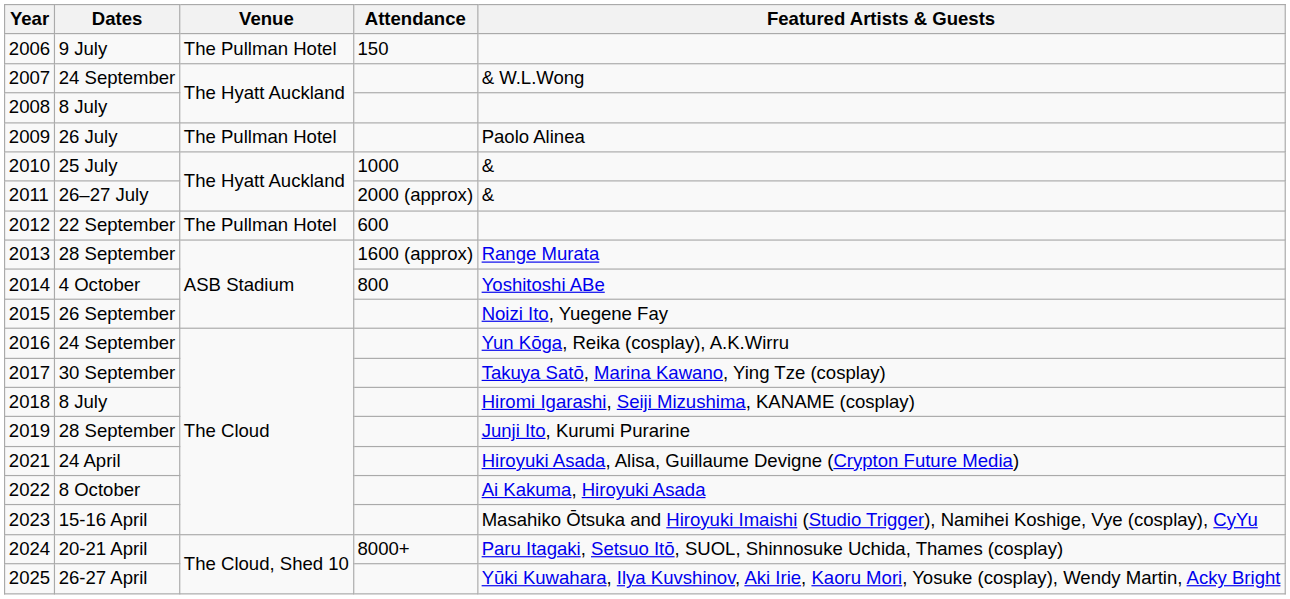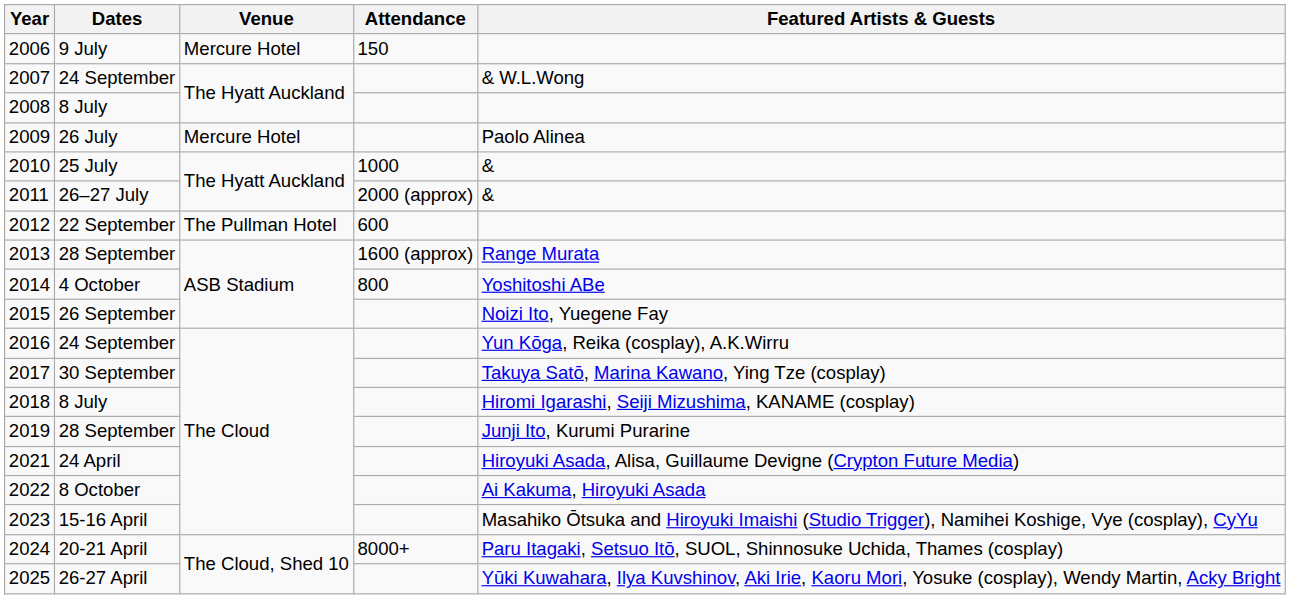(260, 48) The Pullman Hotel -> (242, 48) Mercure Hotel
(260, 136) The Pullman Hotel -> (242, 136) Mercure Hotel
